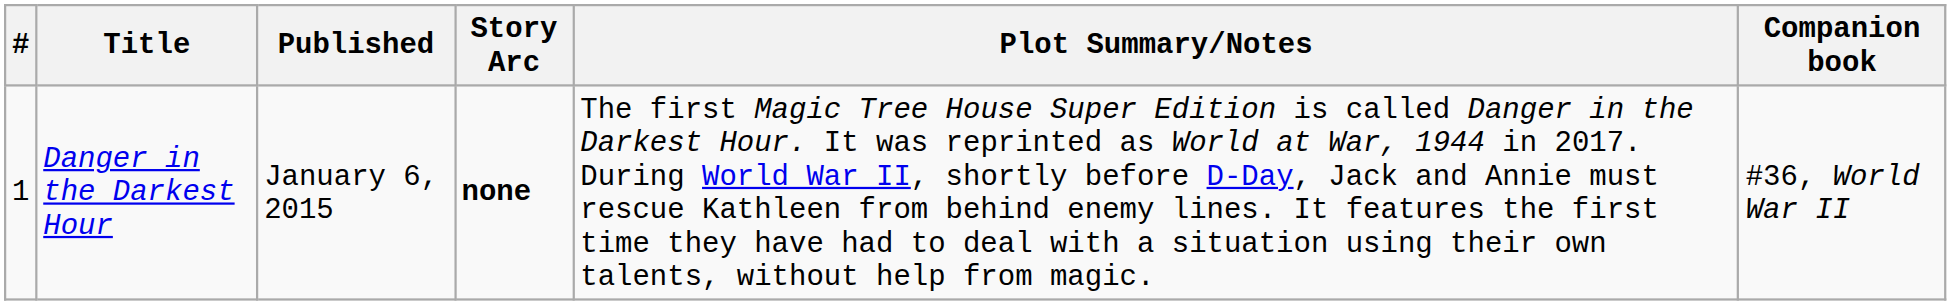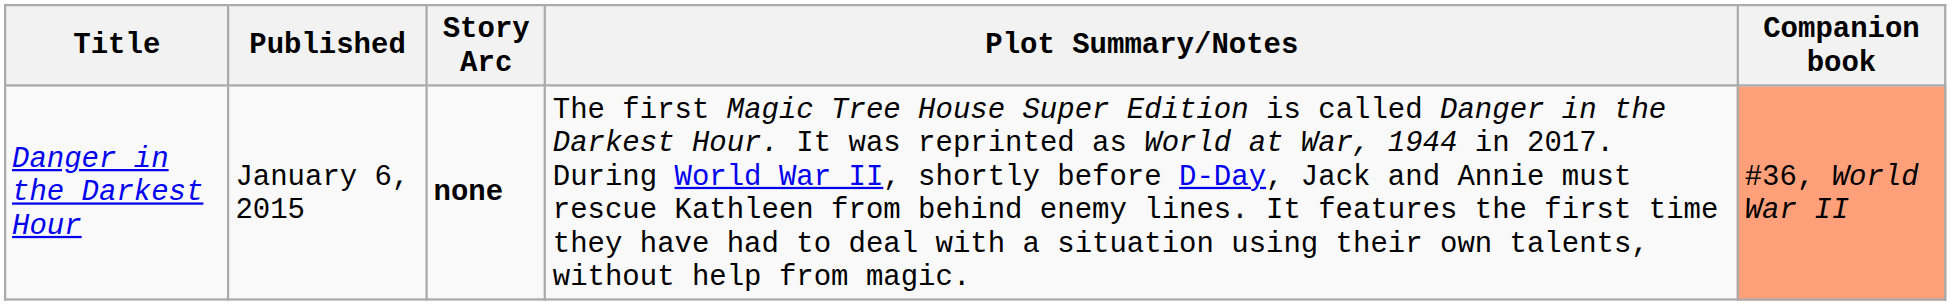- column: (21, 45)
(1833, 193) no background -> (1832, 193) lightsalmon background
